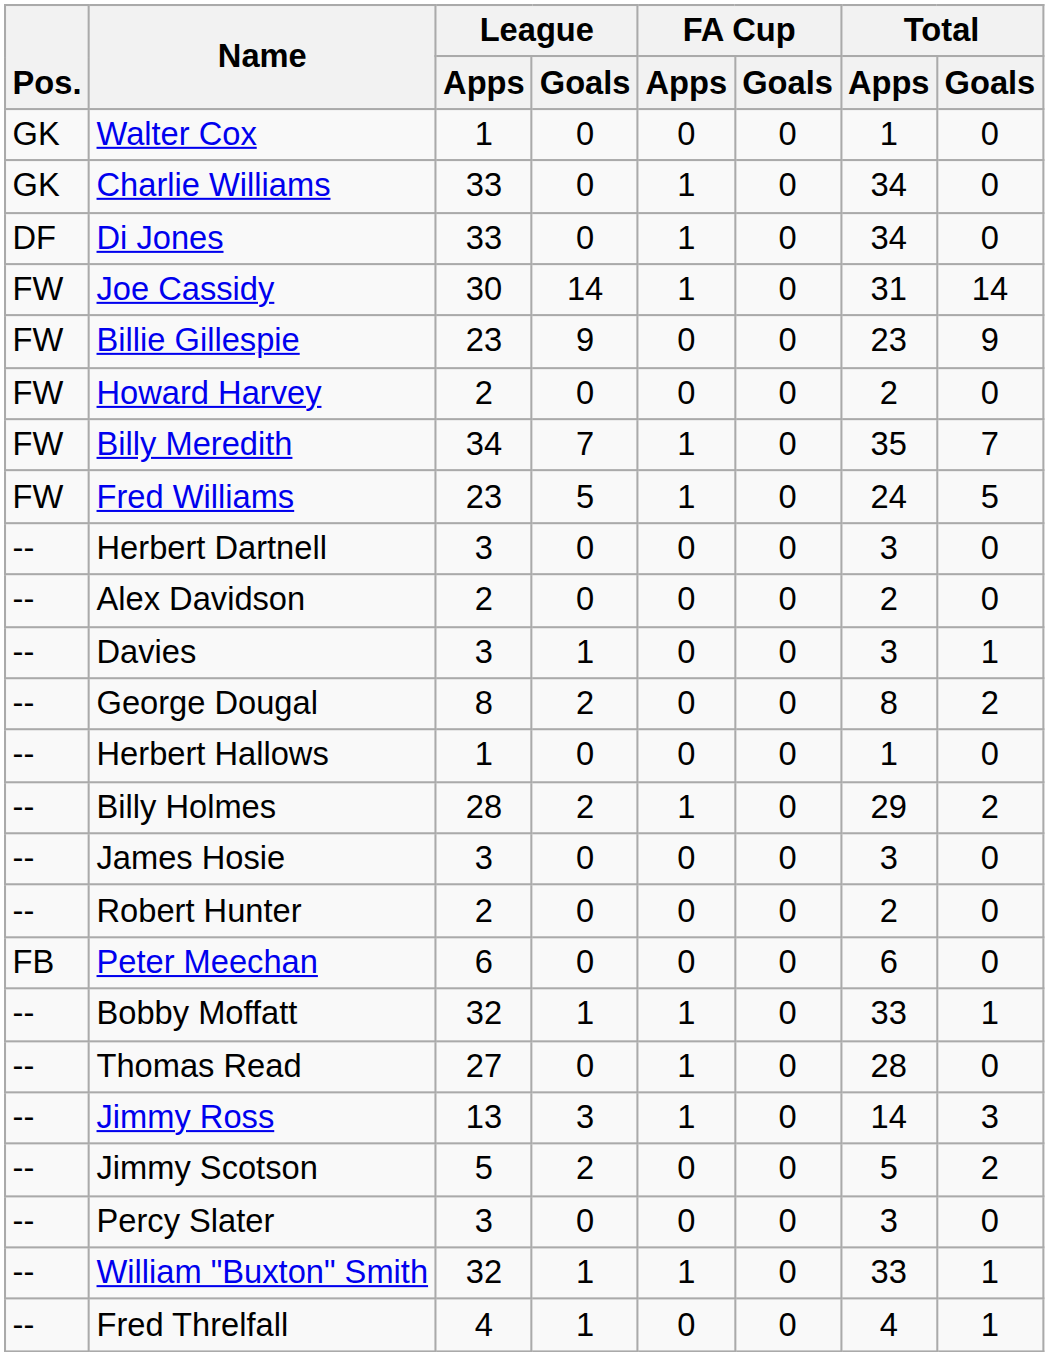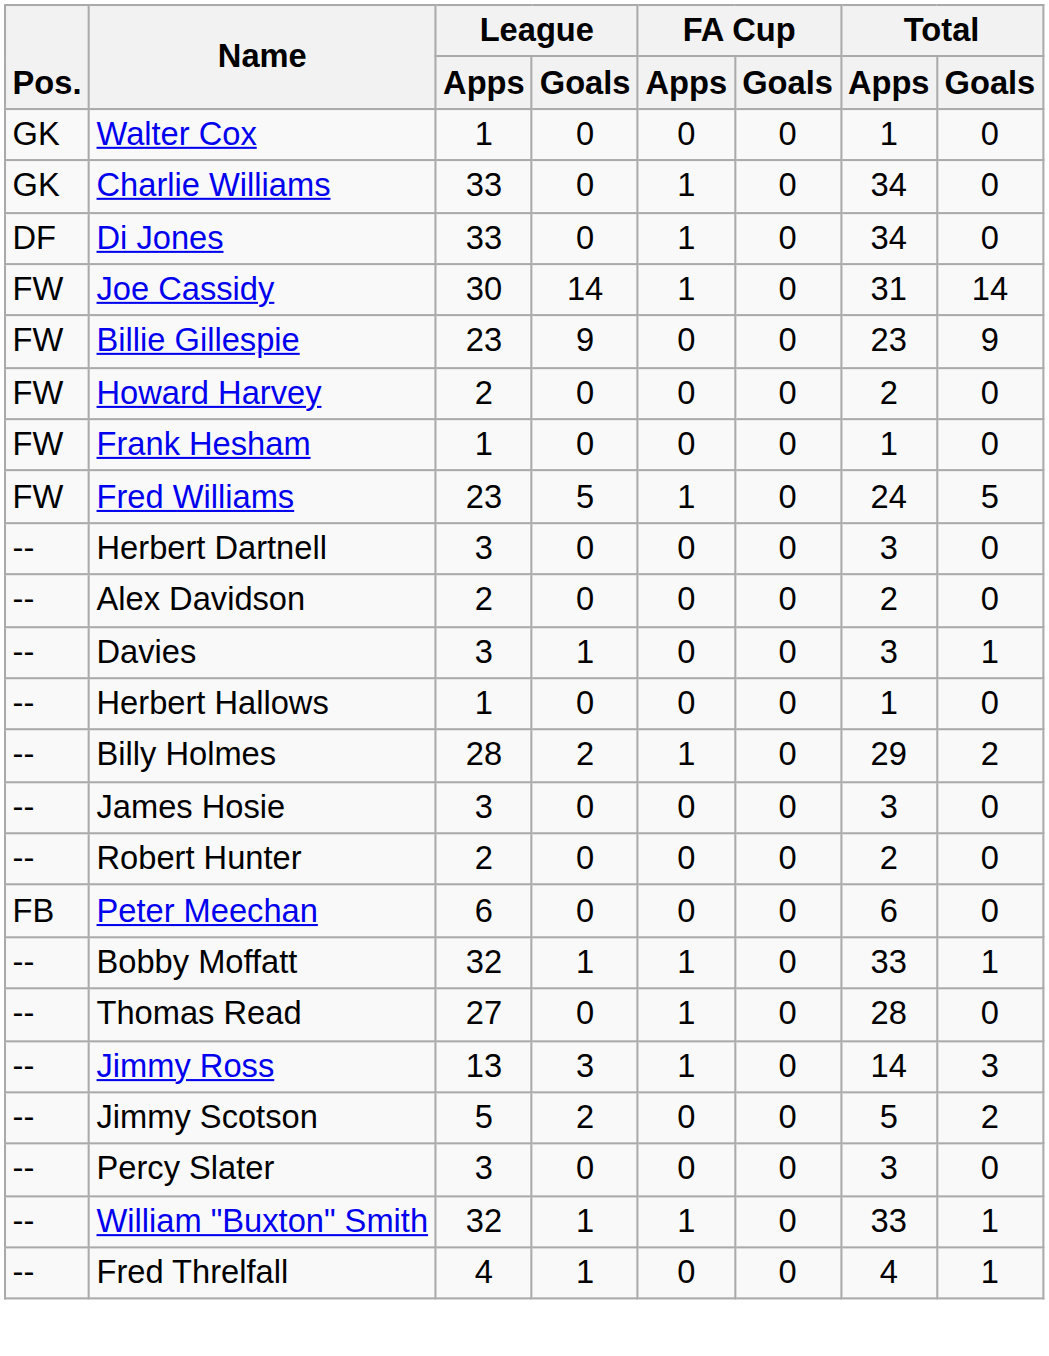+ row: (204, 444)
- row: (194, 444)
- row: (207, 703)
